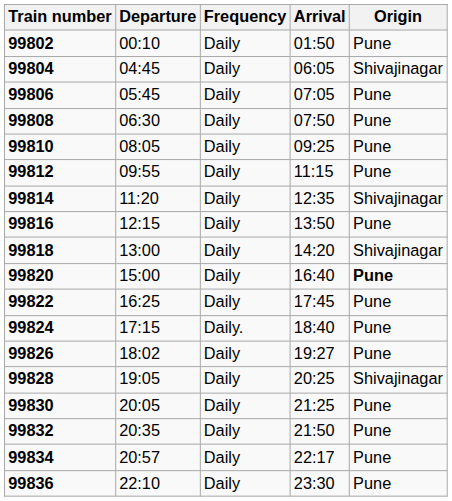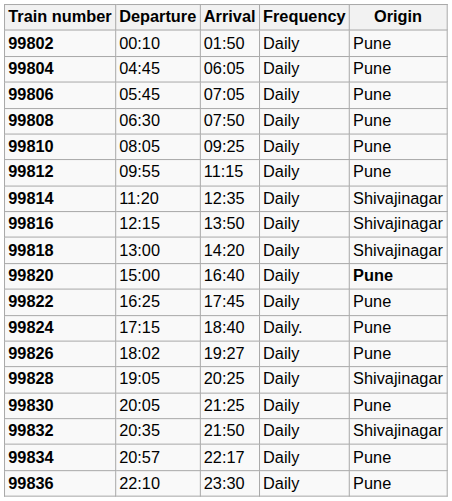columns swapped: (320, 17) <-> (245, 17)
(398, 69) Shivajinagar -> (372, 69) Pune
(372, 224) Pune -> (398, 224) Shivajinagar
(372, 431) Pune -> (398, 431) Shivajinagar
